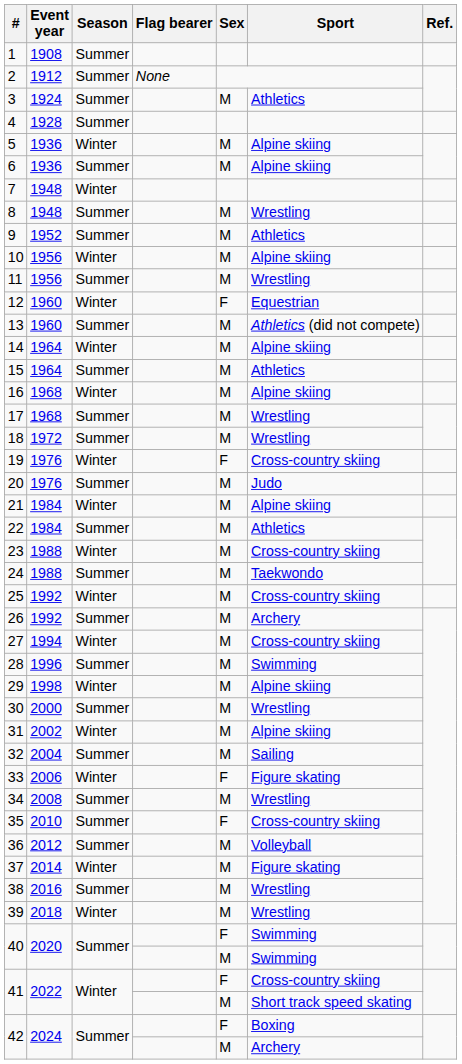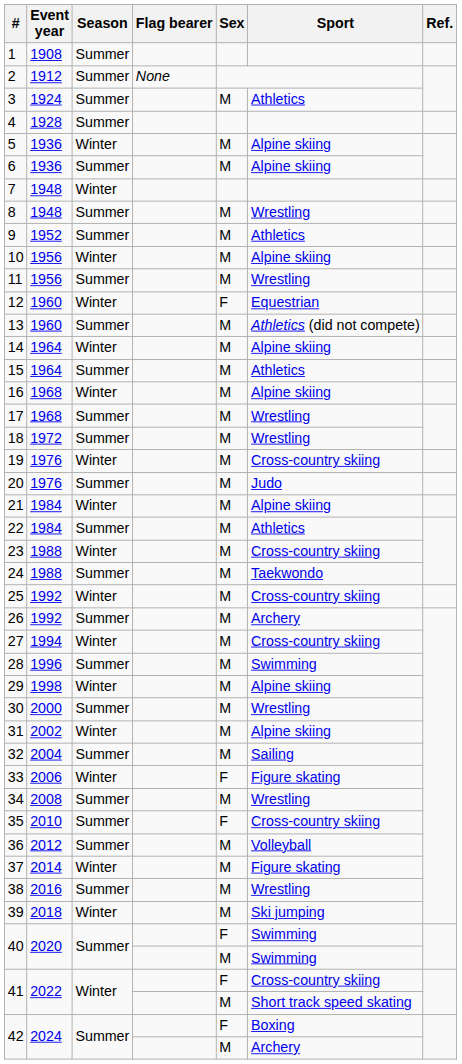(224, 460) F -> (225, 460) M
(281, 912) Wrestling -> (288, 912) Ski jumping
